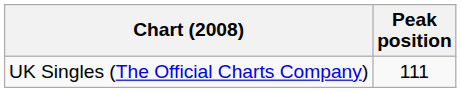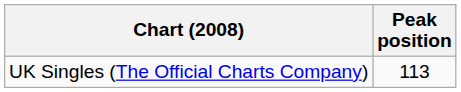(414, 71) 111 -> (414, 71) 113
